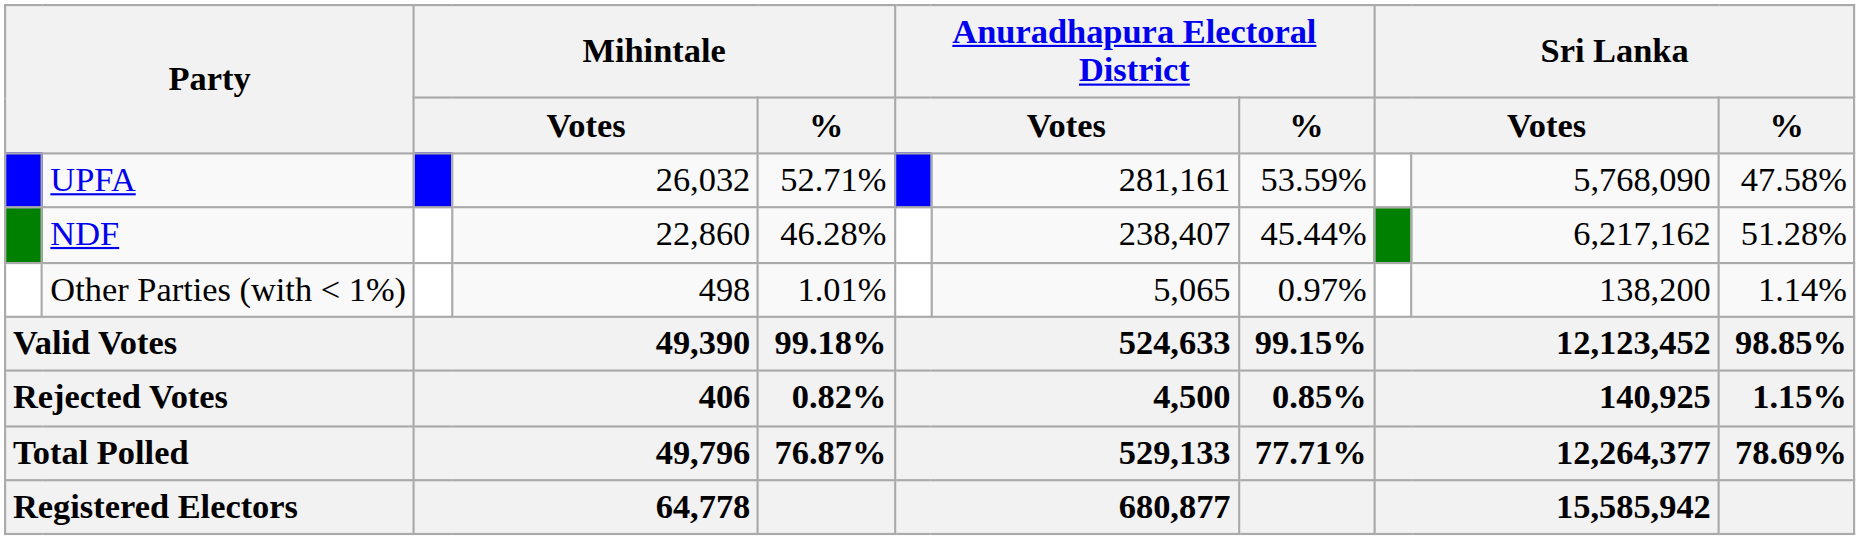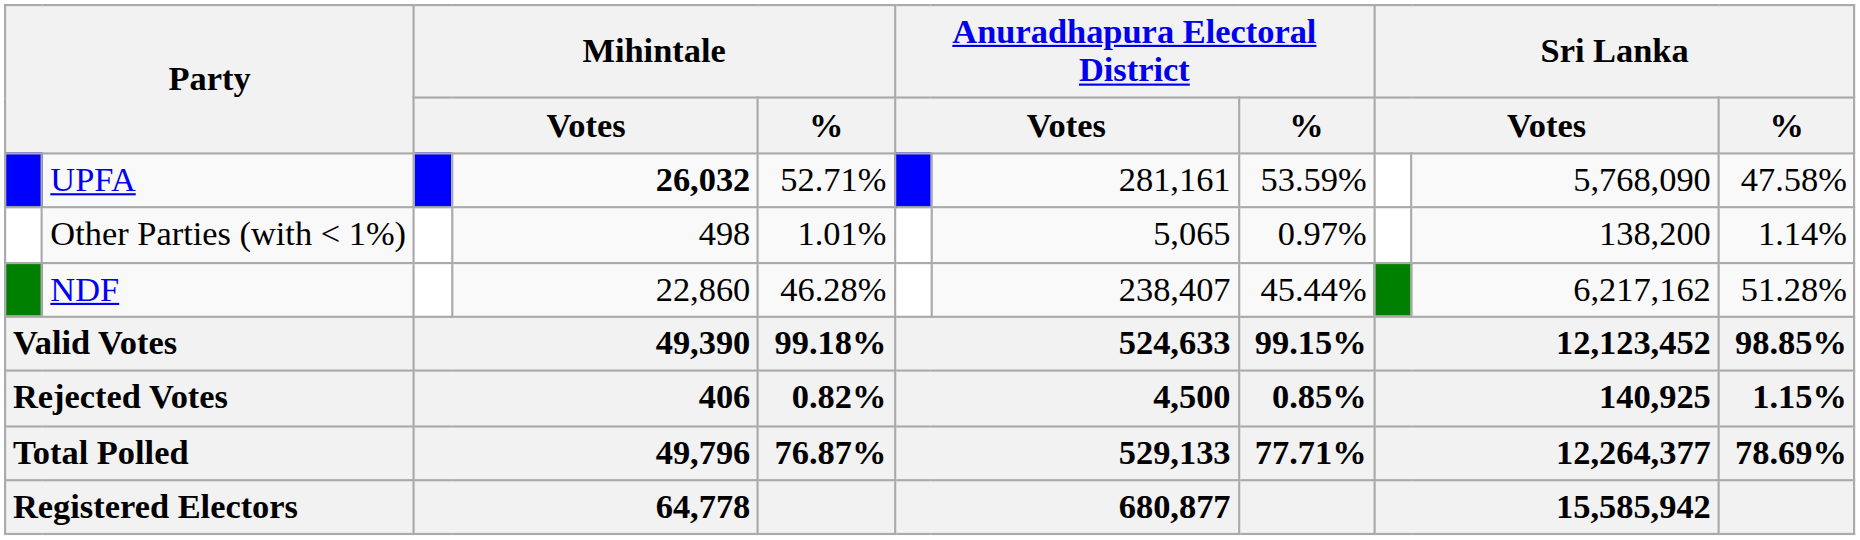(703, 179) normal -> (703, 179) bold
rows swapped: (85, 234) <-> (228, 288)
